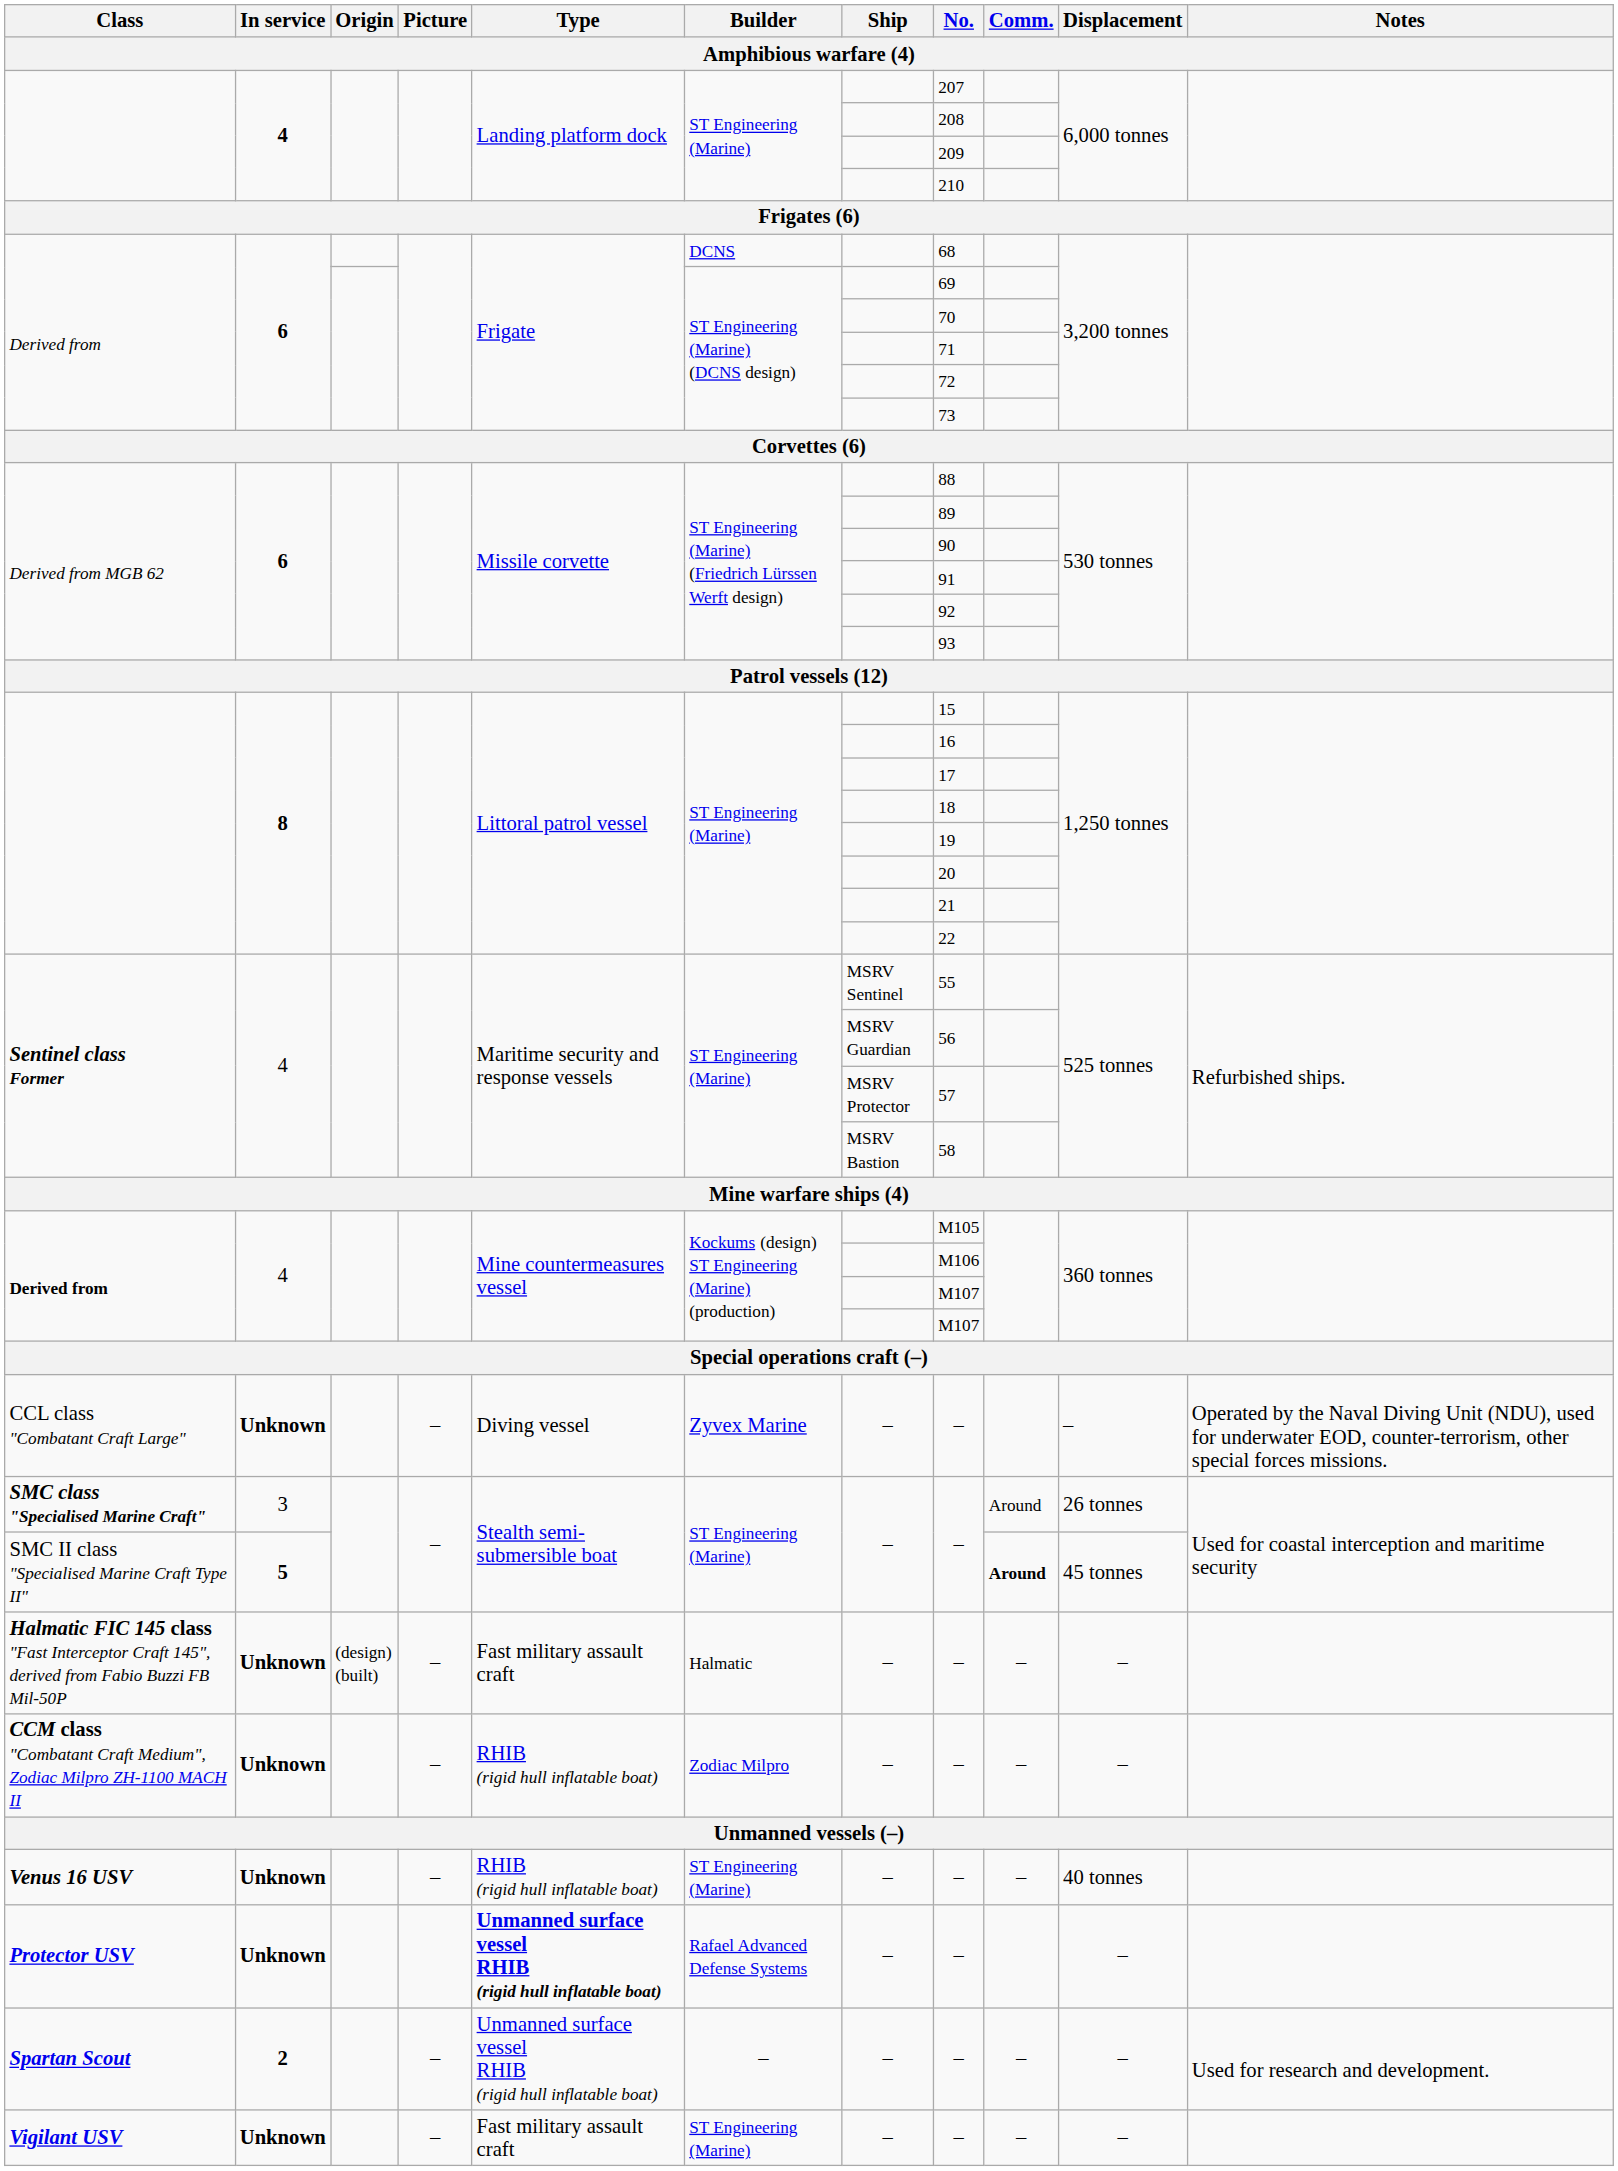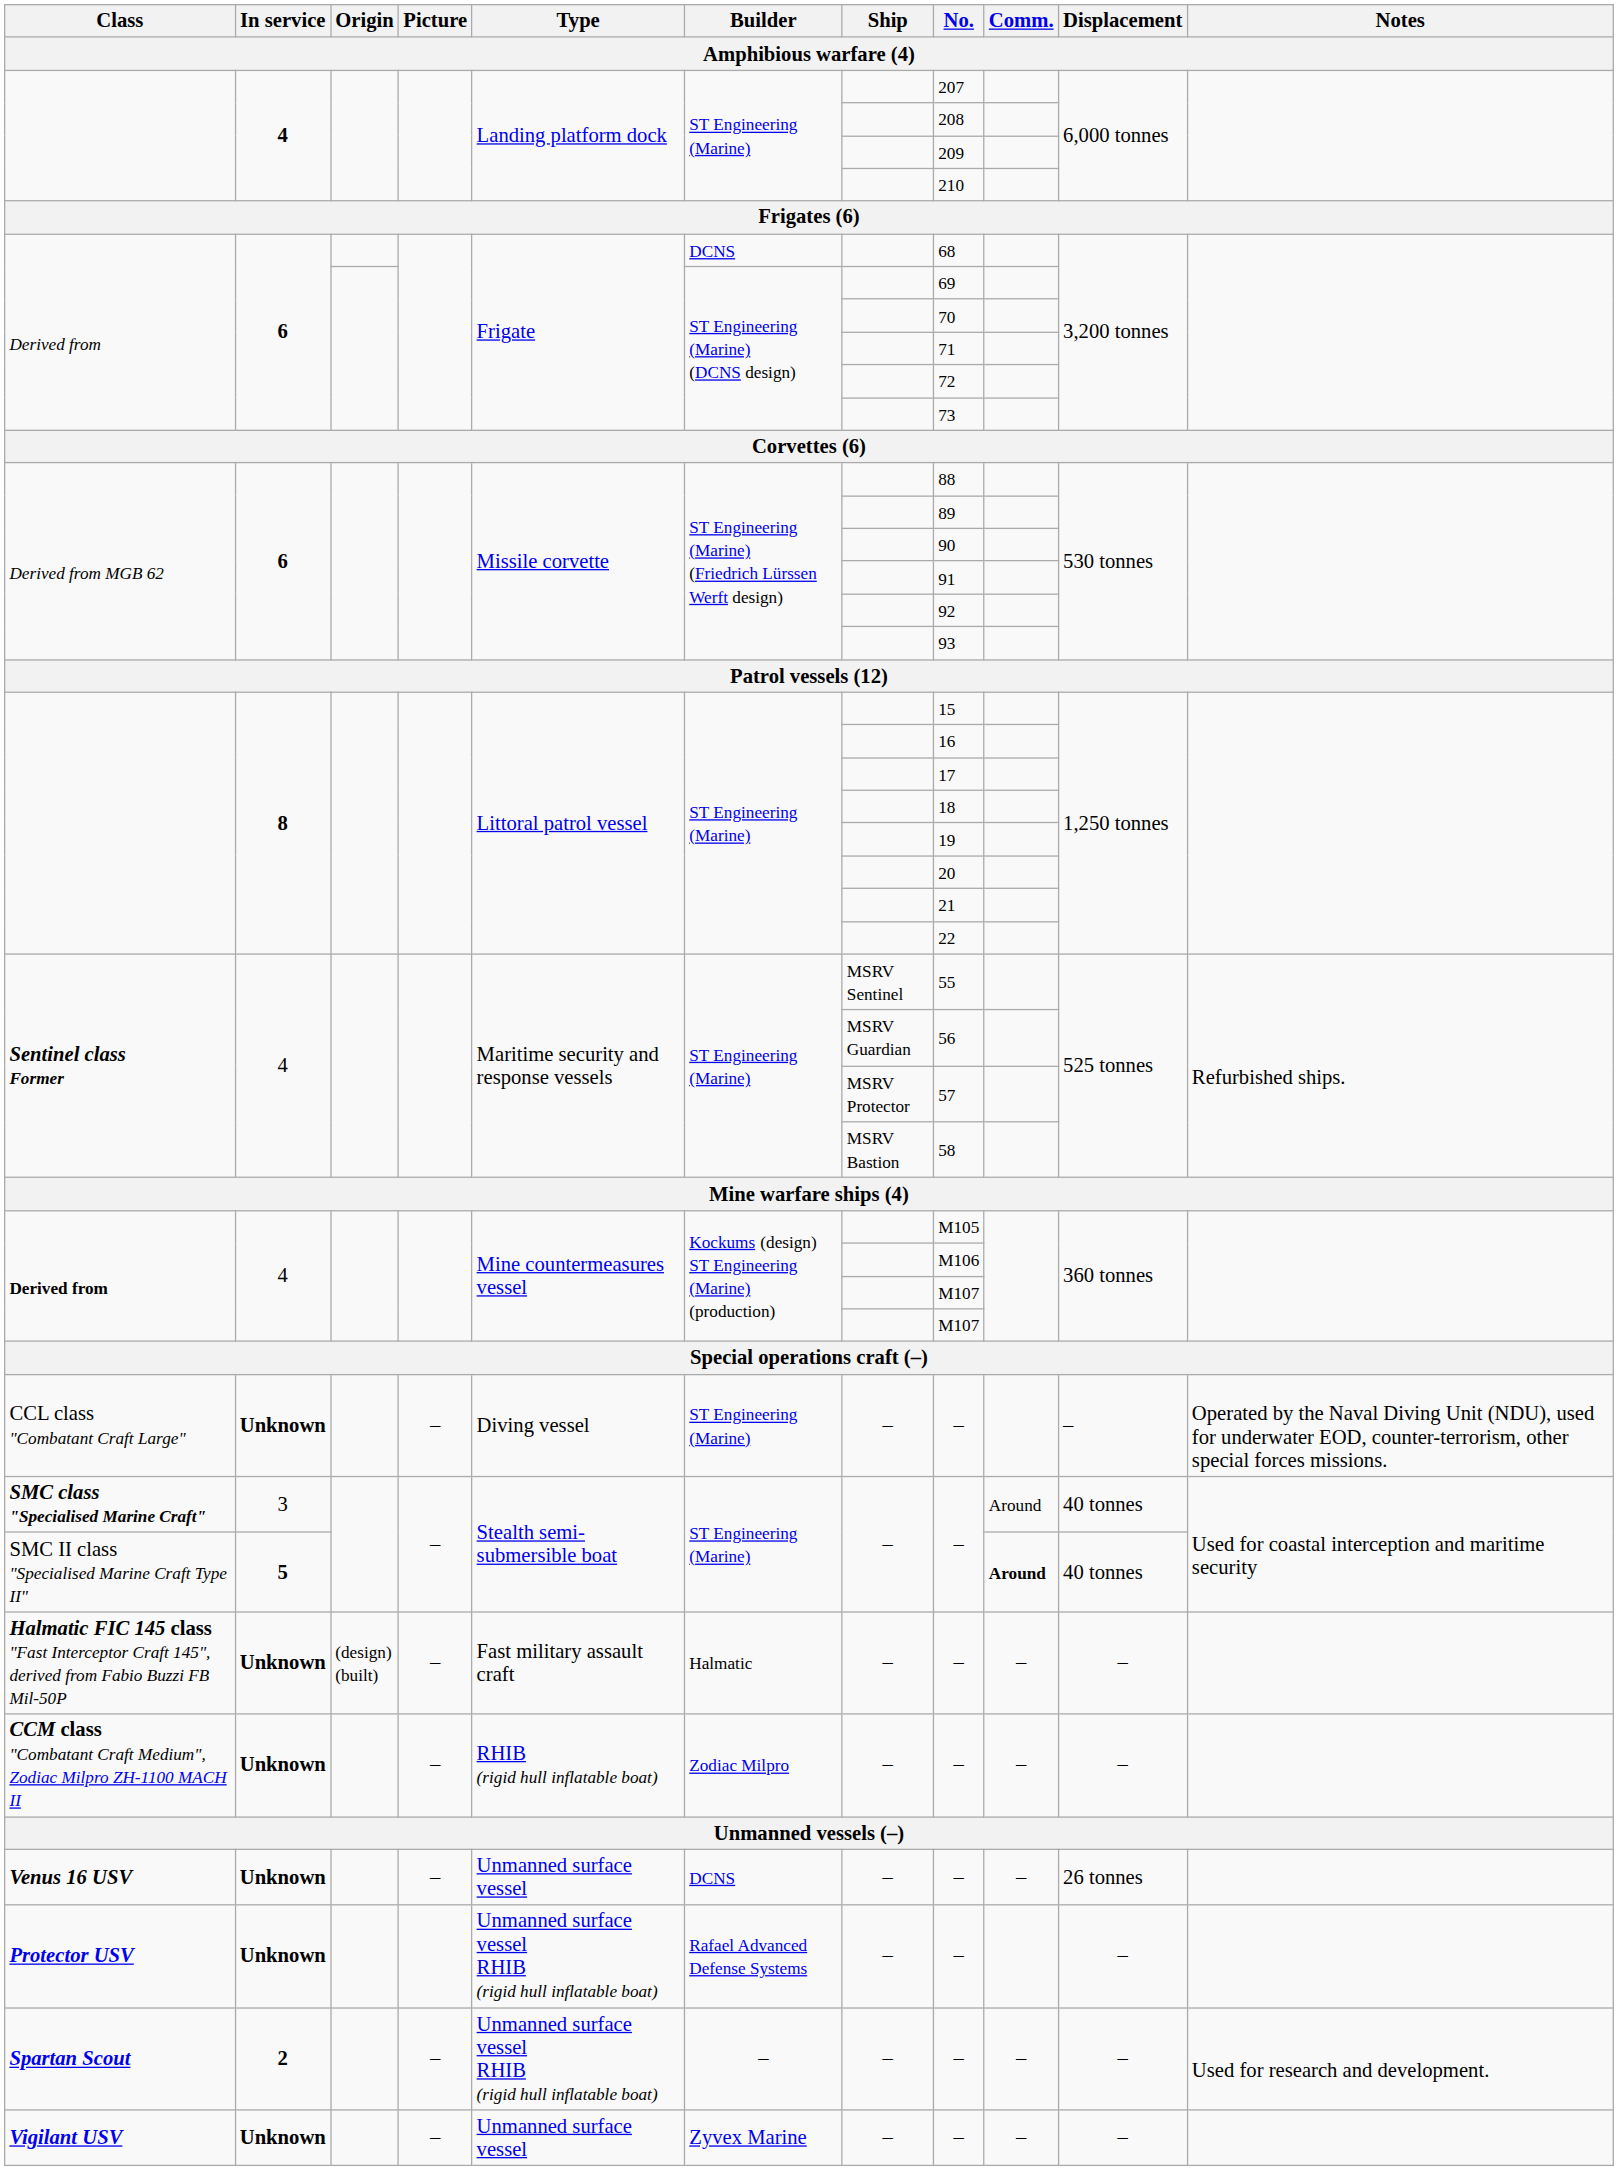(748, 1425) Zyvex Marine -> (743, 1426) ST Engineering (Marine)
(1103, 1504) 26 tonnes -> (1103, 1504) 40 tonnes
(1103, 1571) 45 tonnes -> (1103, 1571) 40 tonnes
(567, 1877) RHIB (rigid hull inflatable boat) -> (554, 1877) Unmanned surface vessel
(743, 1878) ST Engineering (Marine) -> (712, 1877) DCNS
(1103, 1877) 40 tonnes -> (1103, 1877) 26 tonnes
(569, 1956) bold -> (567, 1956) normal
(560, 2137) Fast military assault craft -> (554, 2137) Unmanned surface vessel
(743, 2139) ST Engineering (Marine) -> (748, 2137) Zyvex Marine
